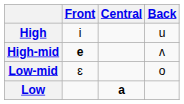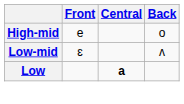- row: (33, 33)
(80, 52) bold -> (80, 33) normal
(162, 52) ʌ -> (162, 33) o
(162, 71) o -> (162, 52) ʌ
